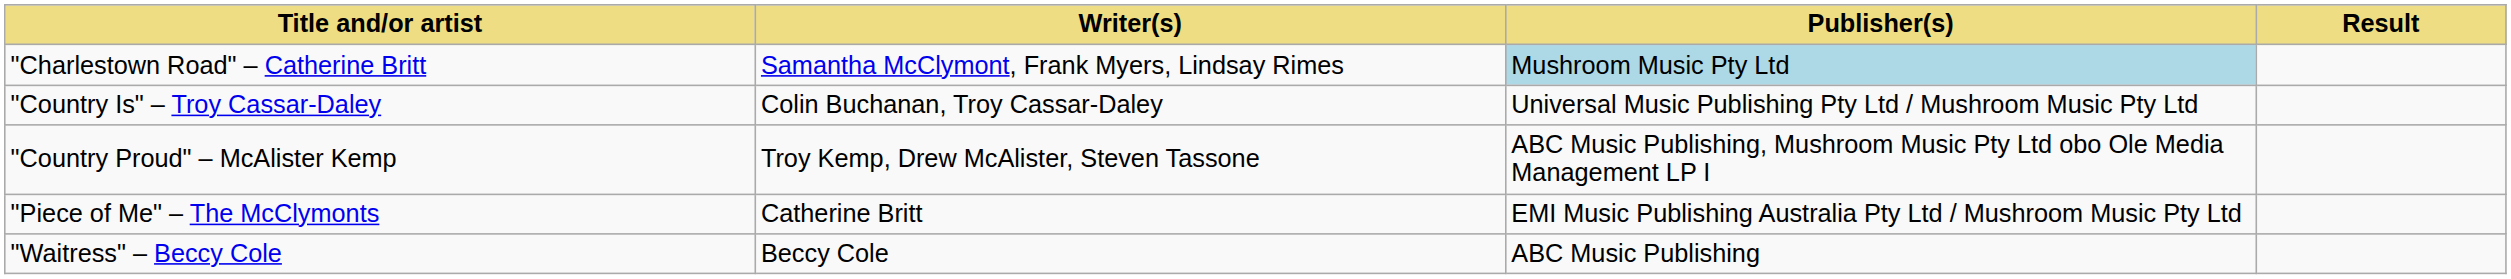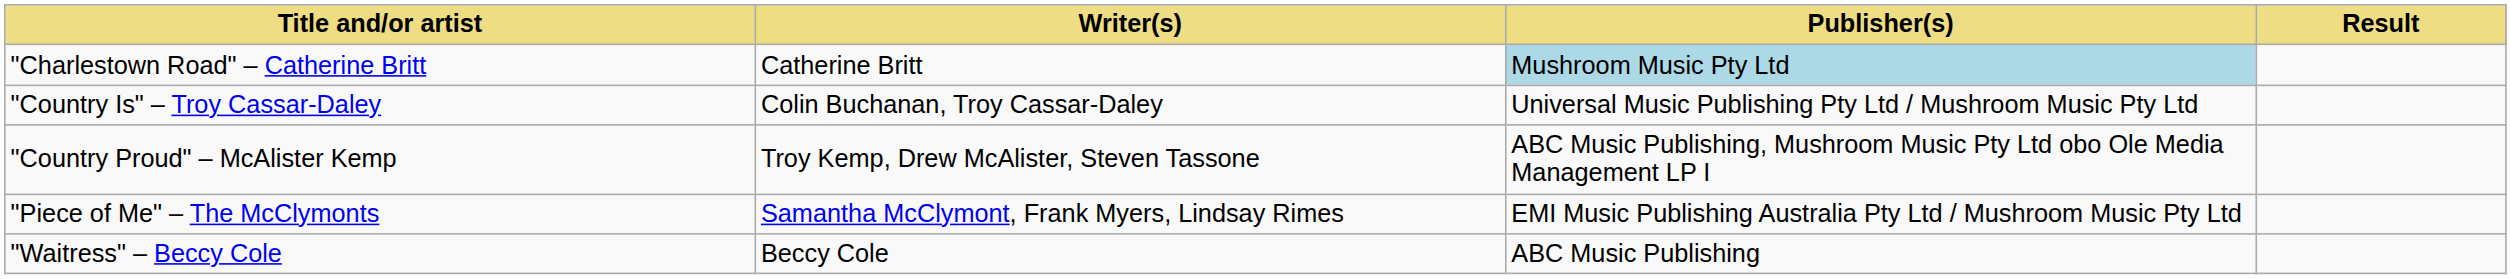(1052, 64) Samantha McClymont, Frank Myers, Lindsay Rimes -> (842, 64) Catherine Britt
(842, 213) Catherine Britt -> (1052, 213) Samantha McClymont, Frank Myers, Lindsay Rimes
